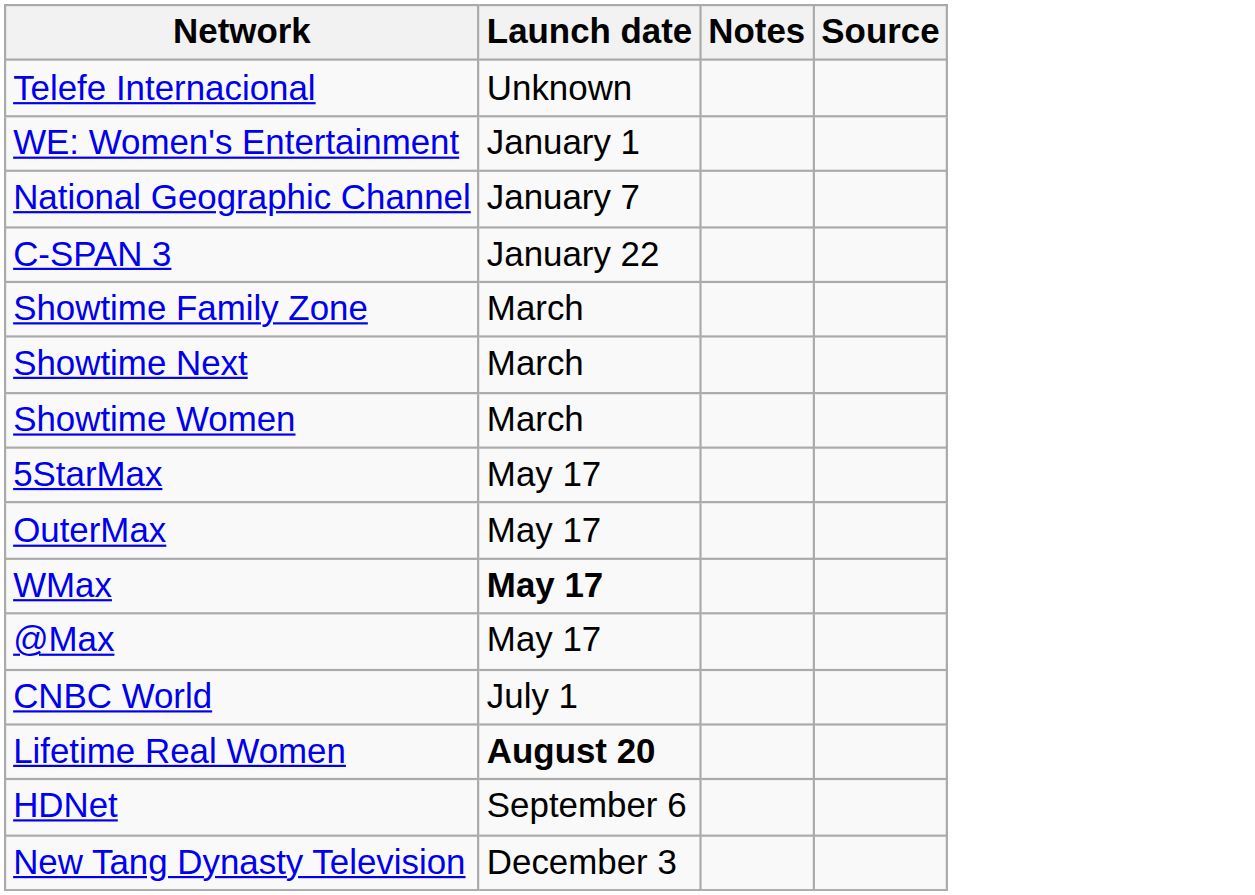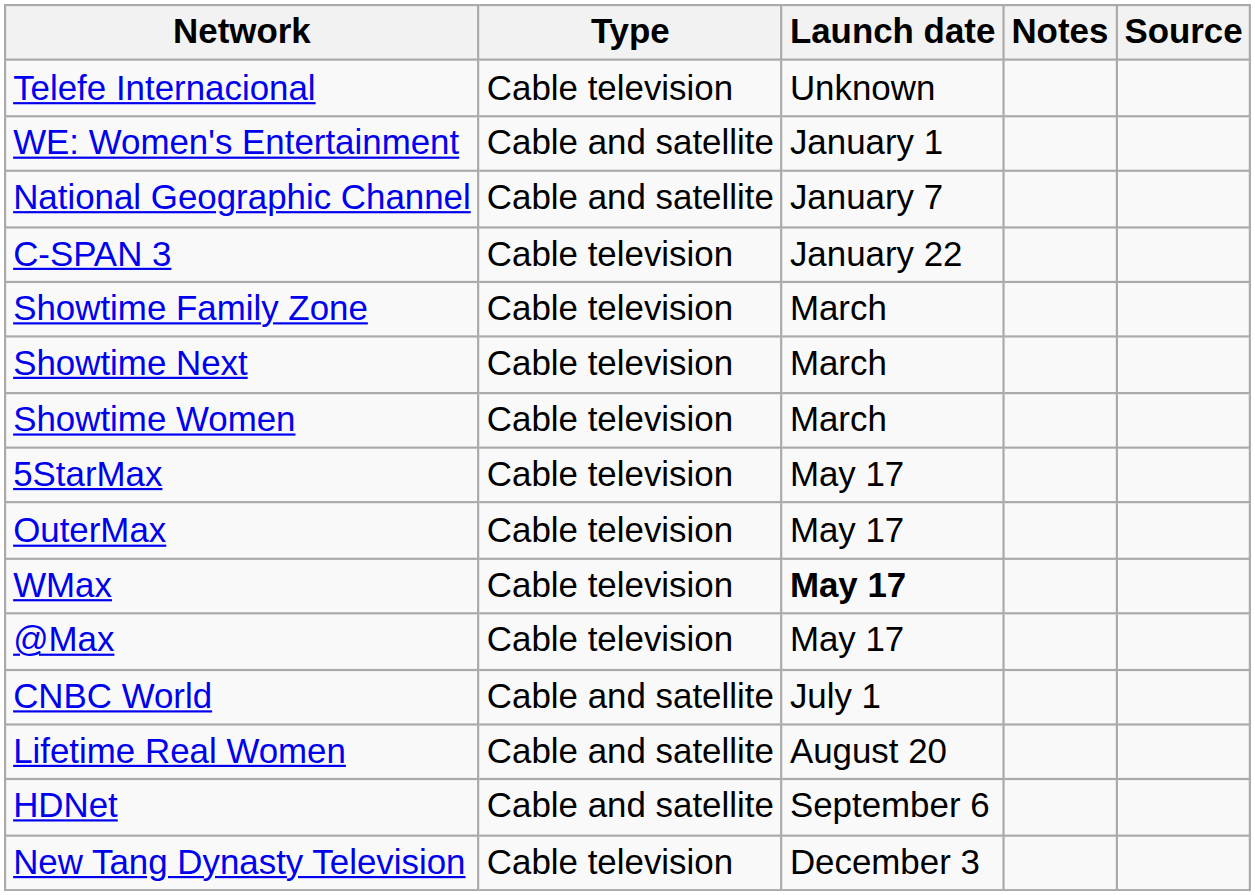+ column: (630, 32)
(571, 751) bold -> (868, 751) normal
